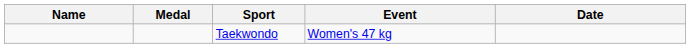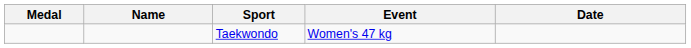columns swapped: (173, 14) <-> (69, 14)
